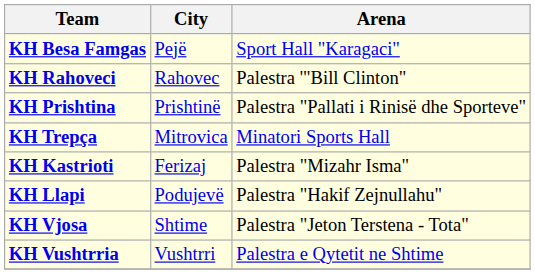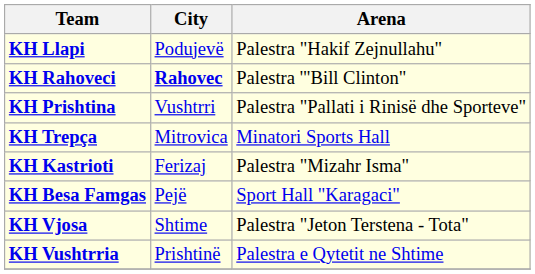rows swapped: (77, 48) <-> (47, 195)
(187, 78) normal -> (189, 78) bold
(188, 107) Prishtinë -> (185, 107) Vushtrri
(185, 254) Vushtrri -> (188, 254) Prishtinë
